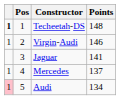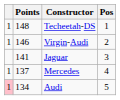columns swapped: (22, 11) <-> (101, 11)
(9, 26) bold -> (9, 26) normal
